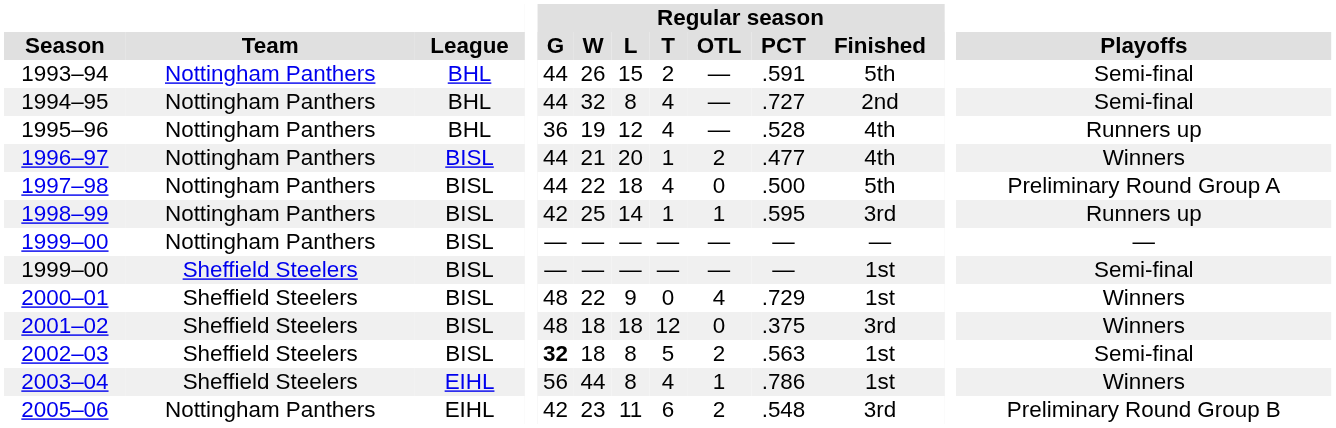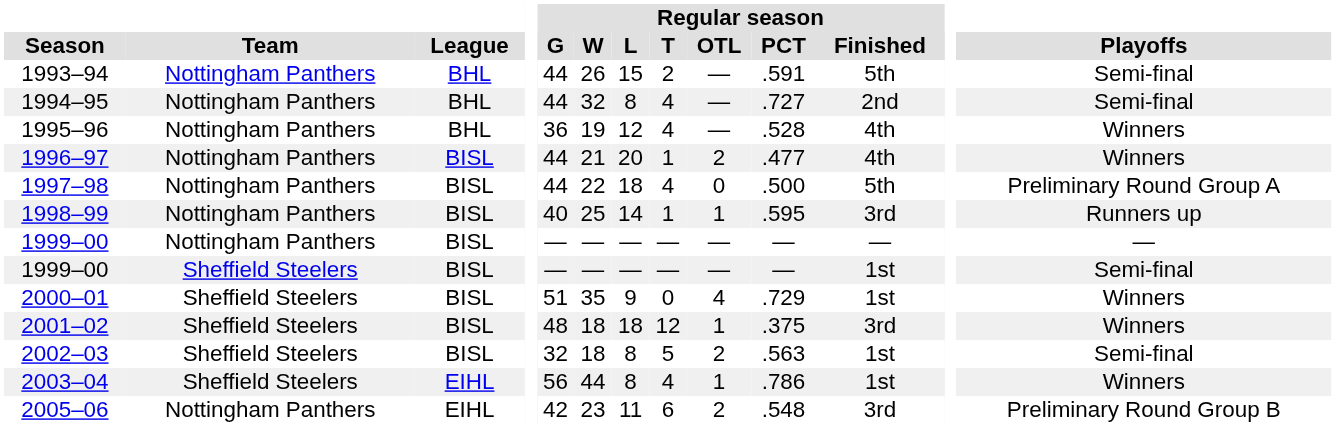(1144, 129) Runners up -> (1144, 129) Winners
(556, 213) 42 -> (556, 213) 40
(556, 297) 48 -> (556, 297) 51
(593, 297) 22 -> (593, 297) 35
(719, 325) 0 -> (719, 325) 1
(556, 353) bold -> (556, 353) normal
